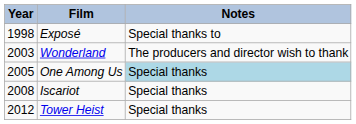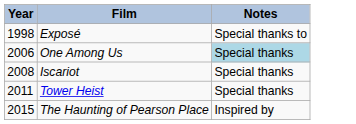- row: (73, 53)
(21, 72) 2005 -> (21, 53) 2006
(21, 110) 2012 -> (20, 91) 2011
+ row: (124, 110)
